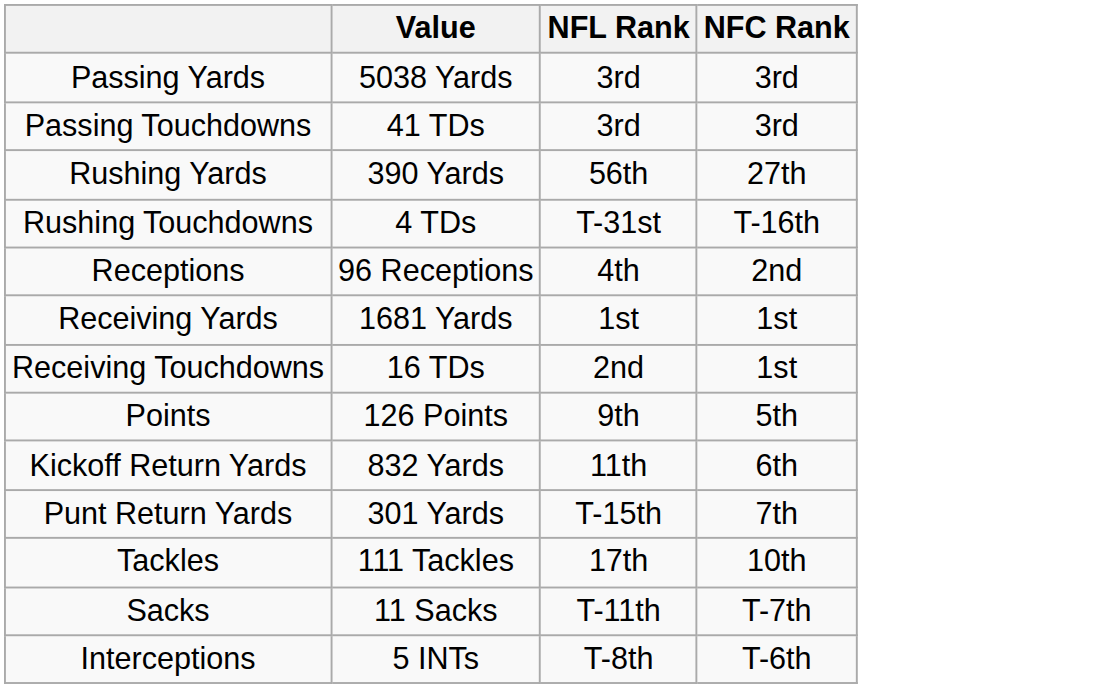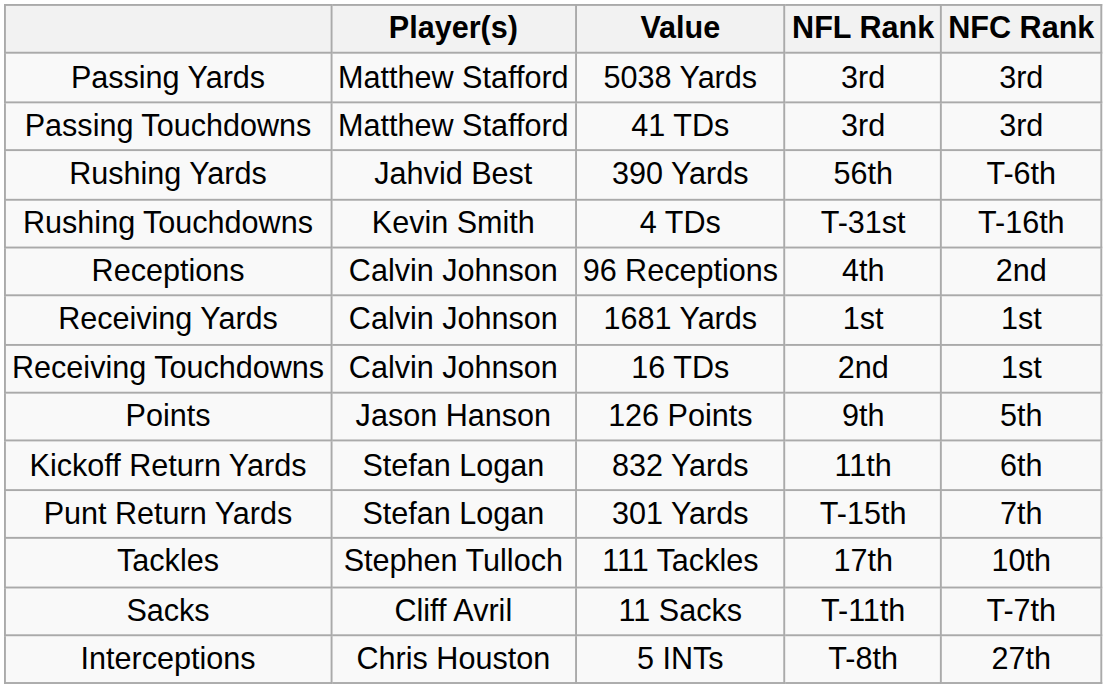+ column: (453, 28)
(777, 174) 27th -> (1021, 174) T-6th
(777, 658) T-6th -> (1021, 658) 27th
